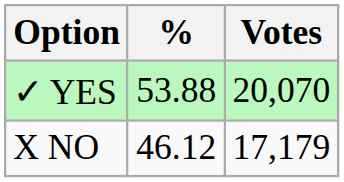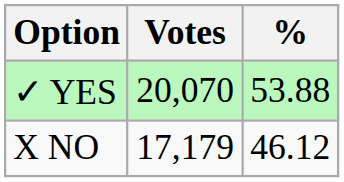columns swapped: (281, 32) <-> (176, 32)
